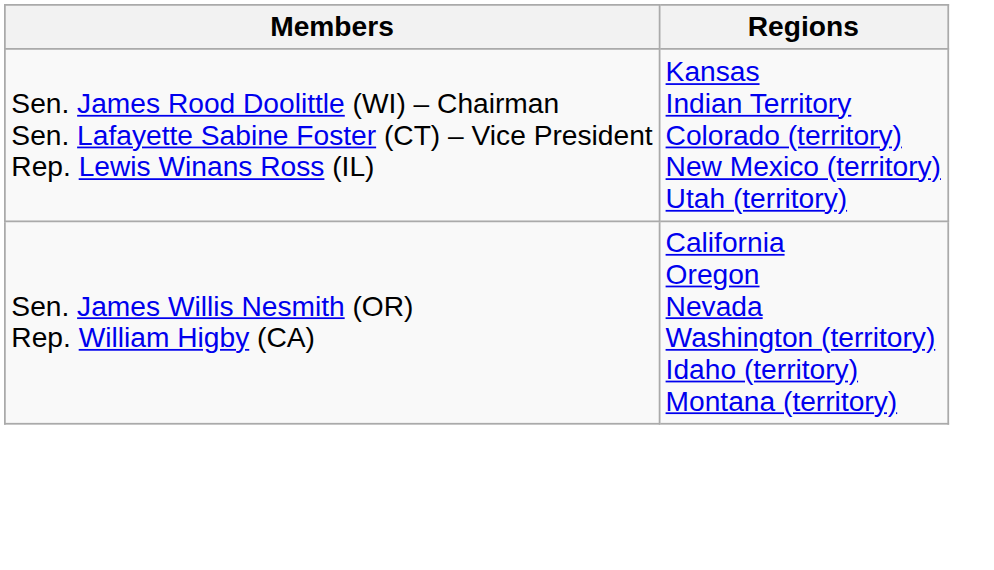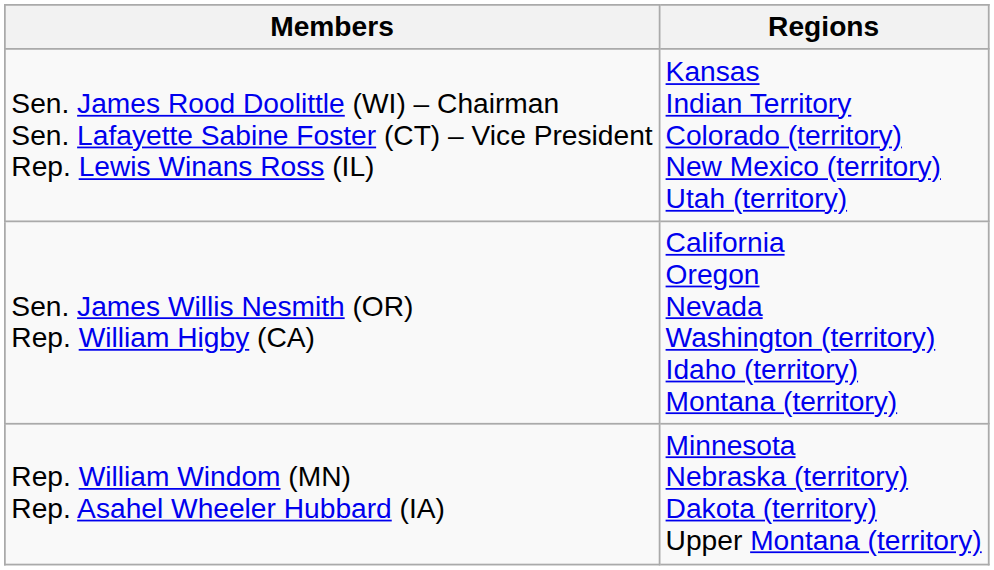+ row: (228, 493)
